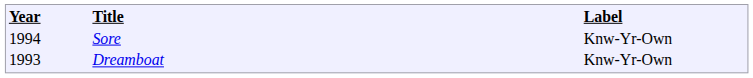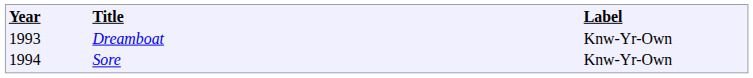rows swapped: (128, 60) <-> (107, 38)
